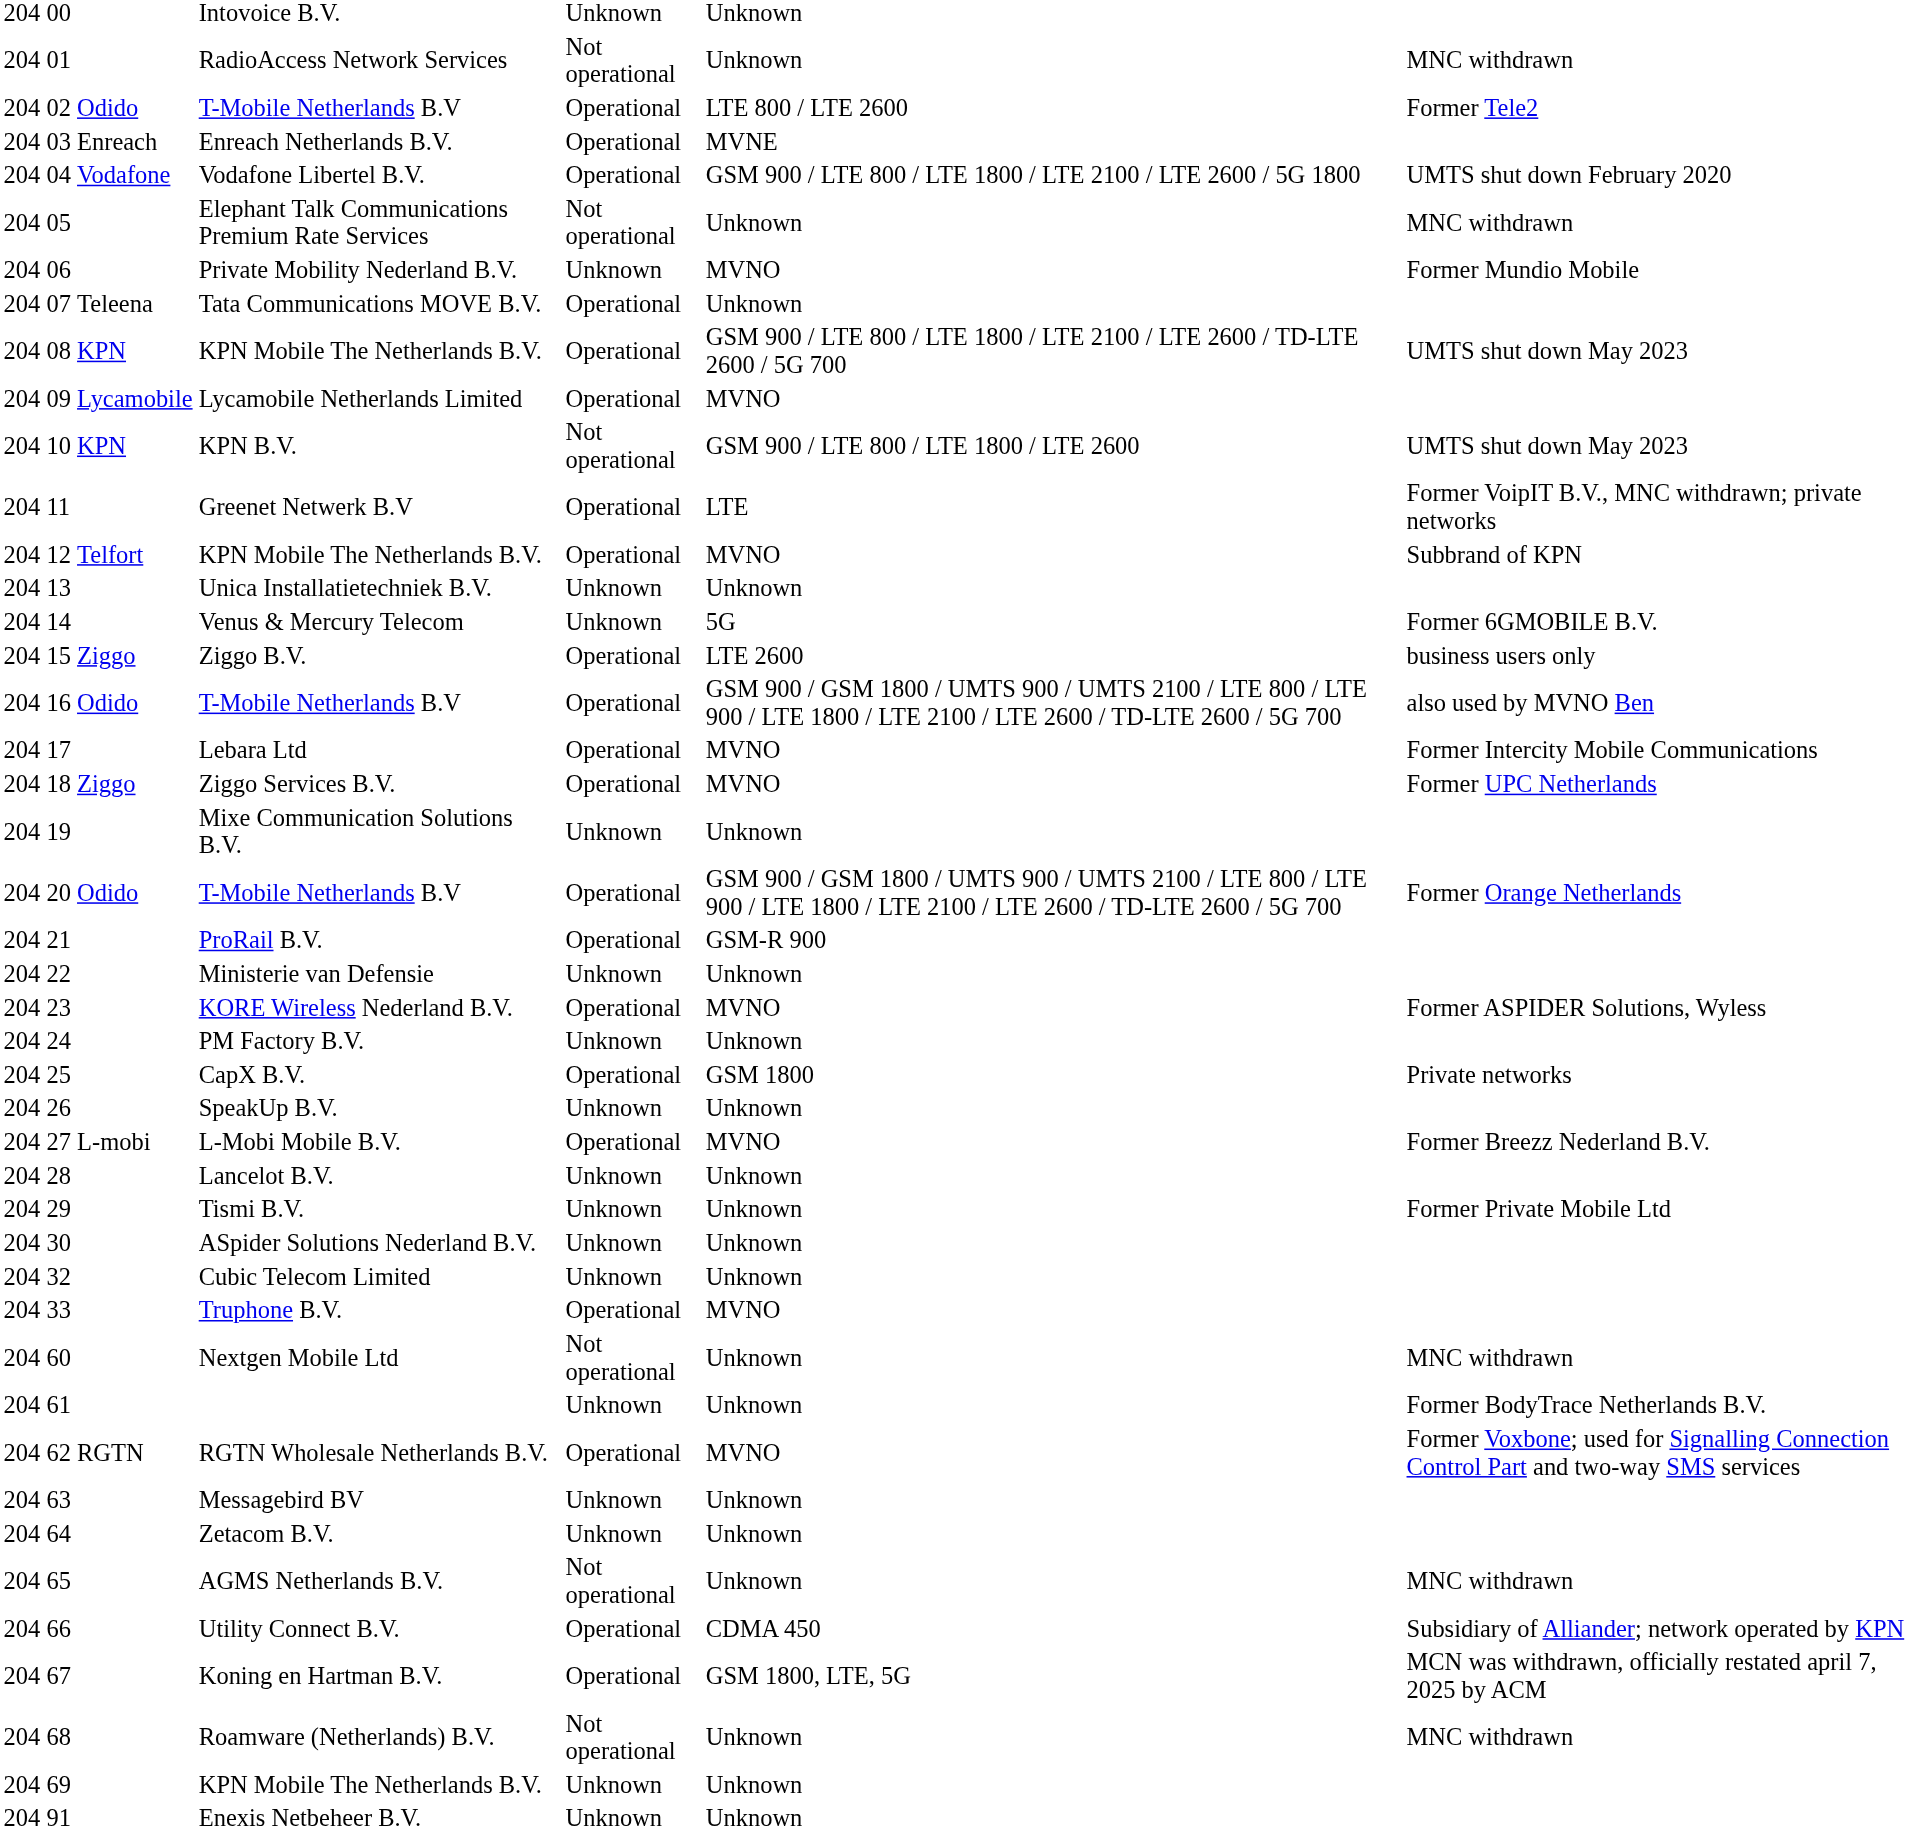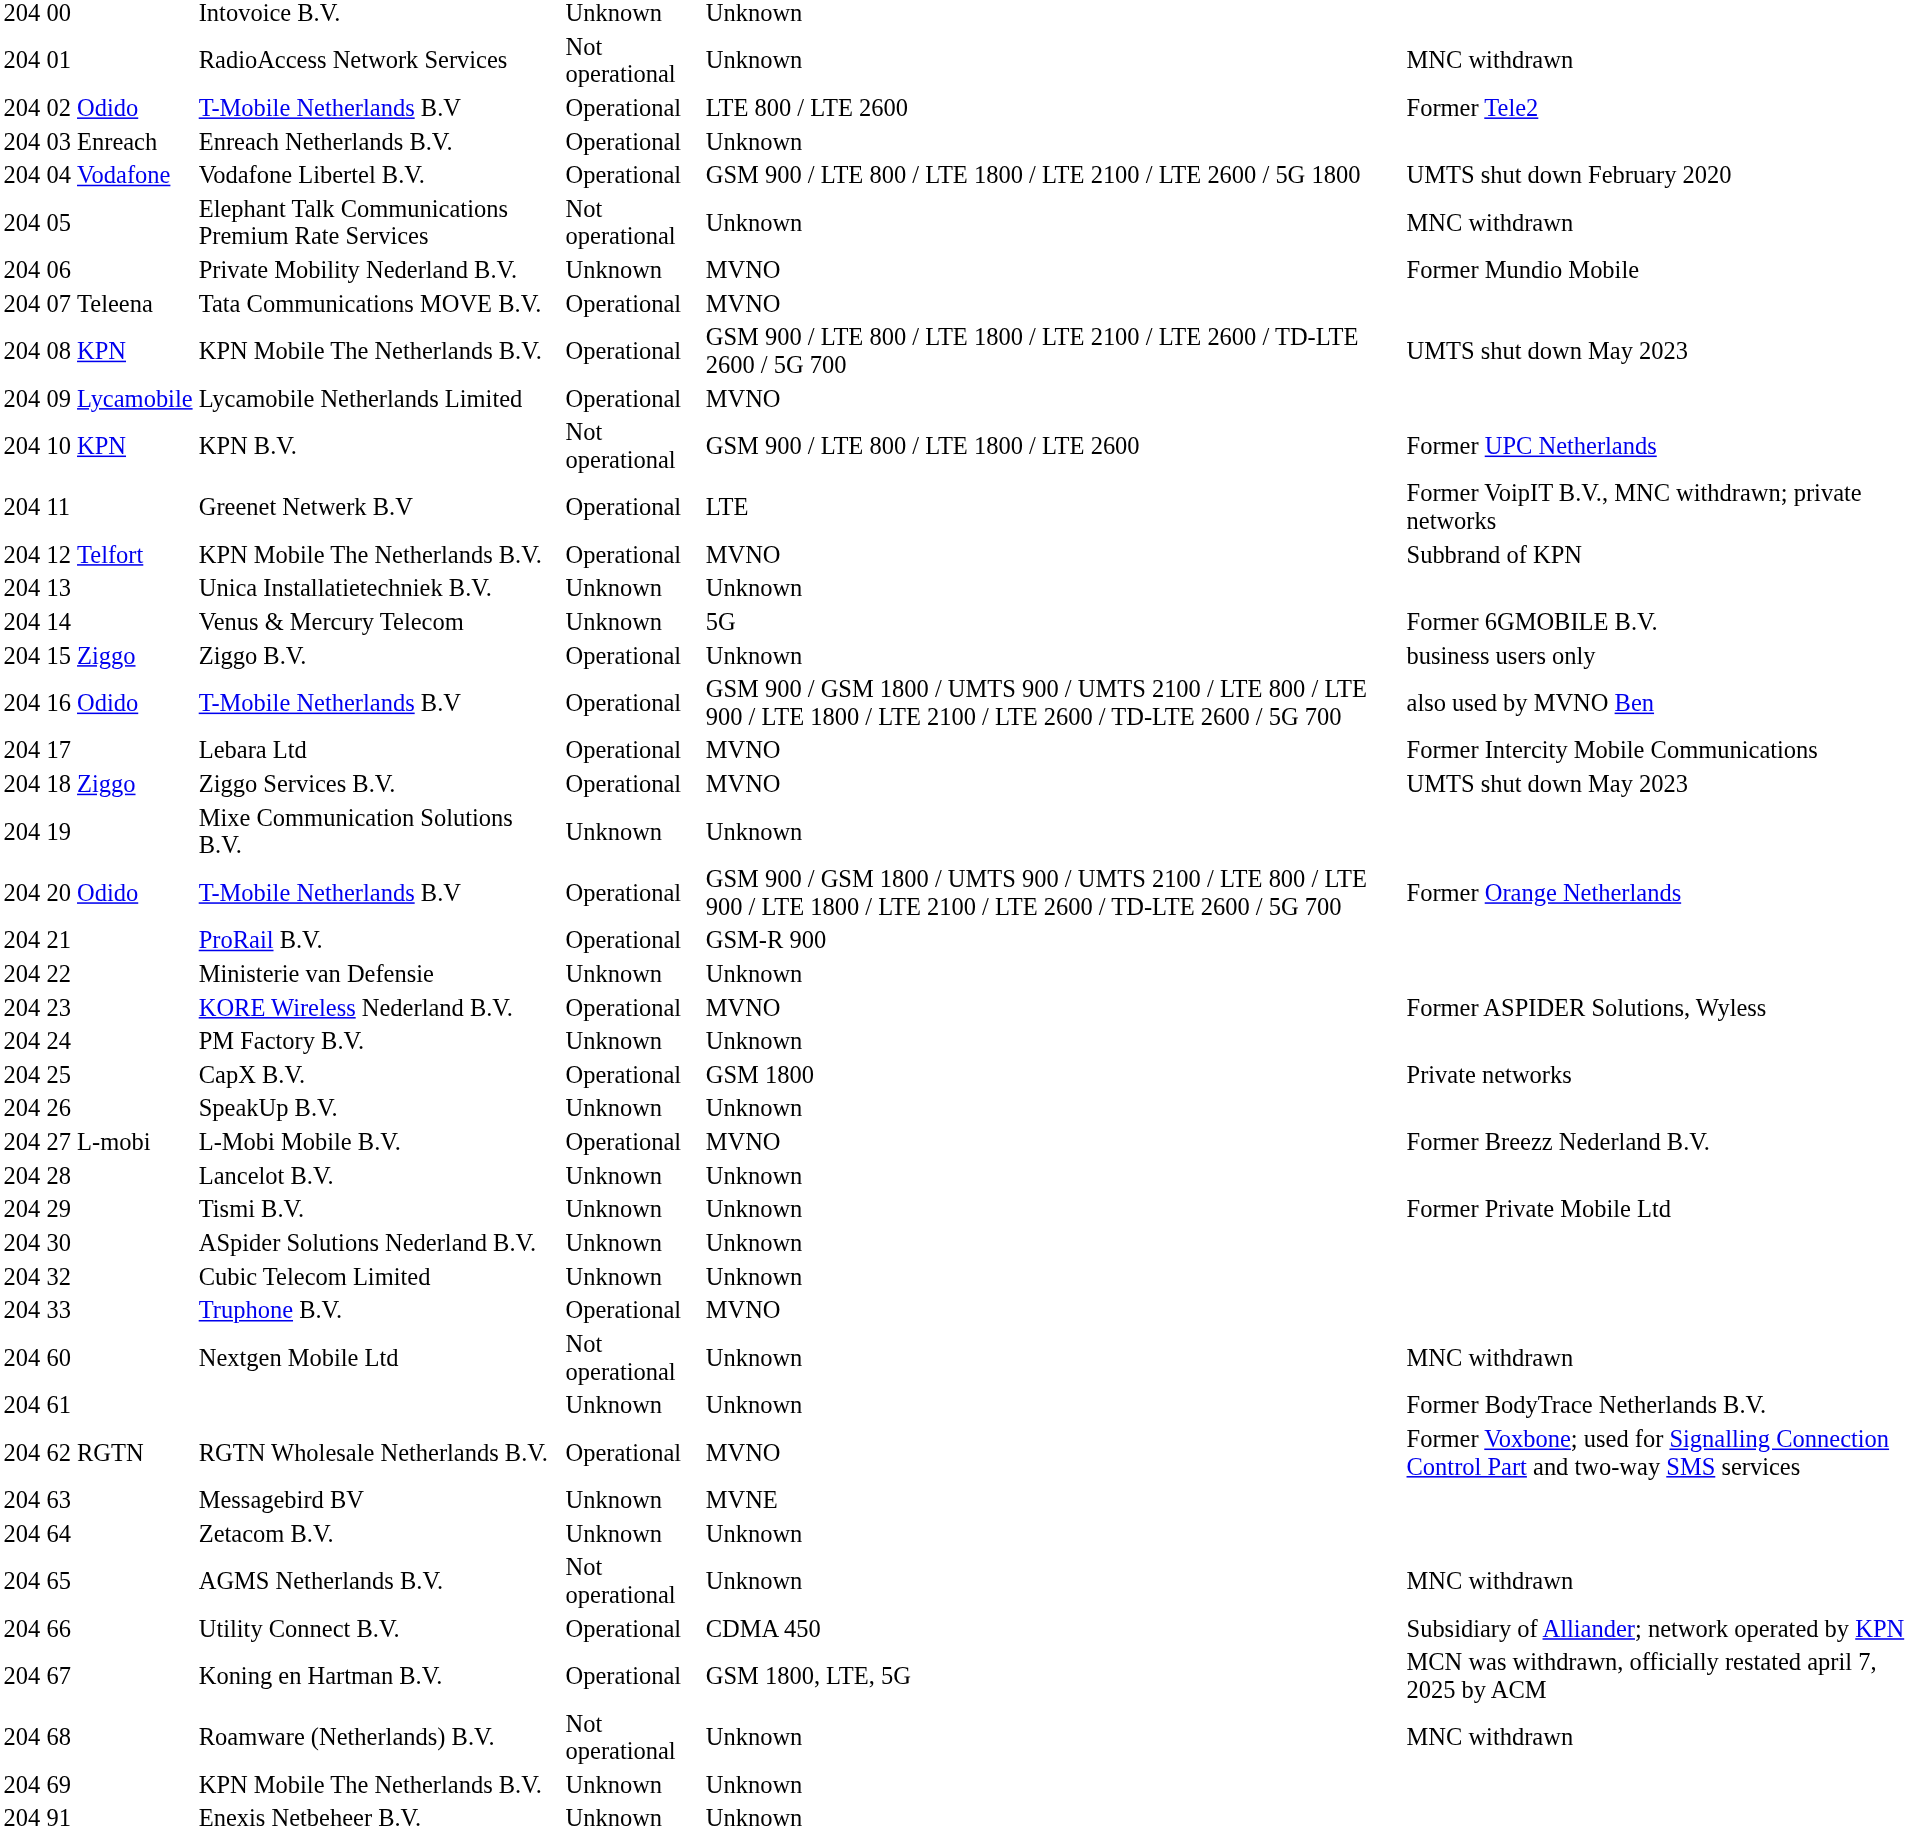(742, 141) MVNE -> (754, 141) Unknown
(754, 303) Unknown -> (743, 303) MVNO
(1547, 446) UMTS shut down May 2023 -> (1532, 446) Former UPC Netherlands
(755, 655) LTE 2600 -> (754, 655) Unknown
(1532, 784) Former UPC Netherlands -> (1547, 784) UMTS shut down May 2023
(754, 1500) Unknown -> (742, 1500) MVNE
